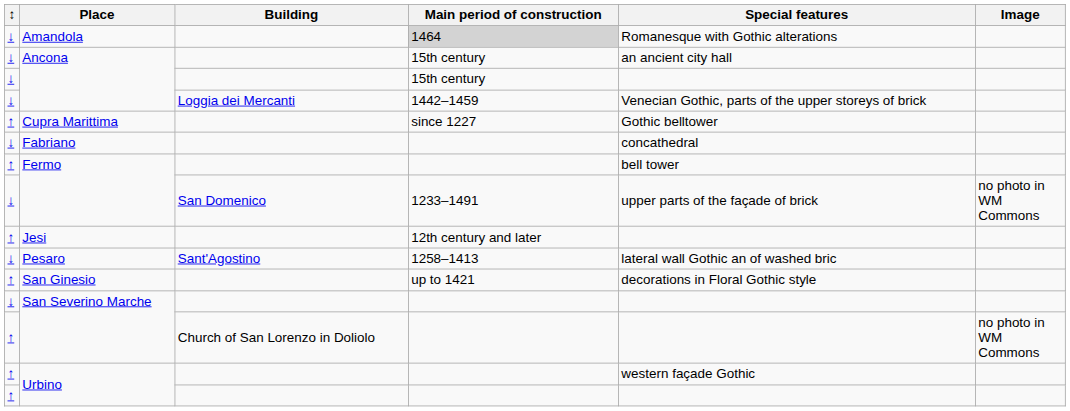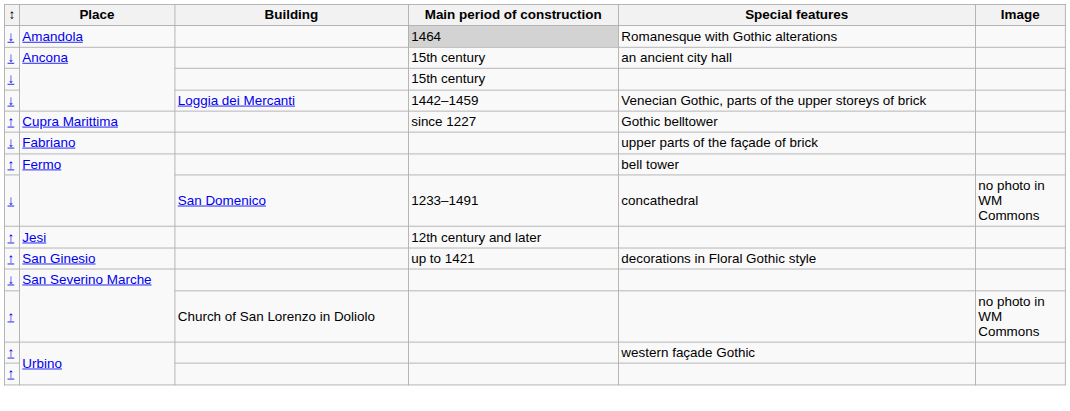(660, 143) concathedral -> (720, 143) upper parts of the façade of brick
(720, 200) upper parts of the façade of brick -> (660, 200) concathedral
- row: (44, 258)
